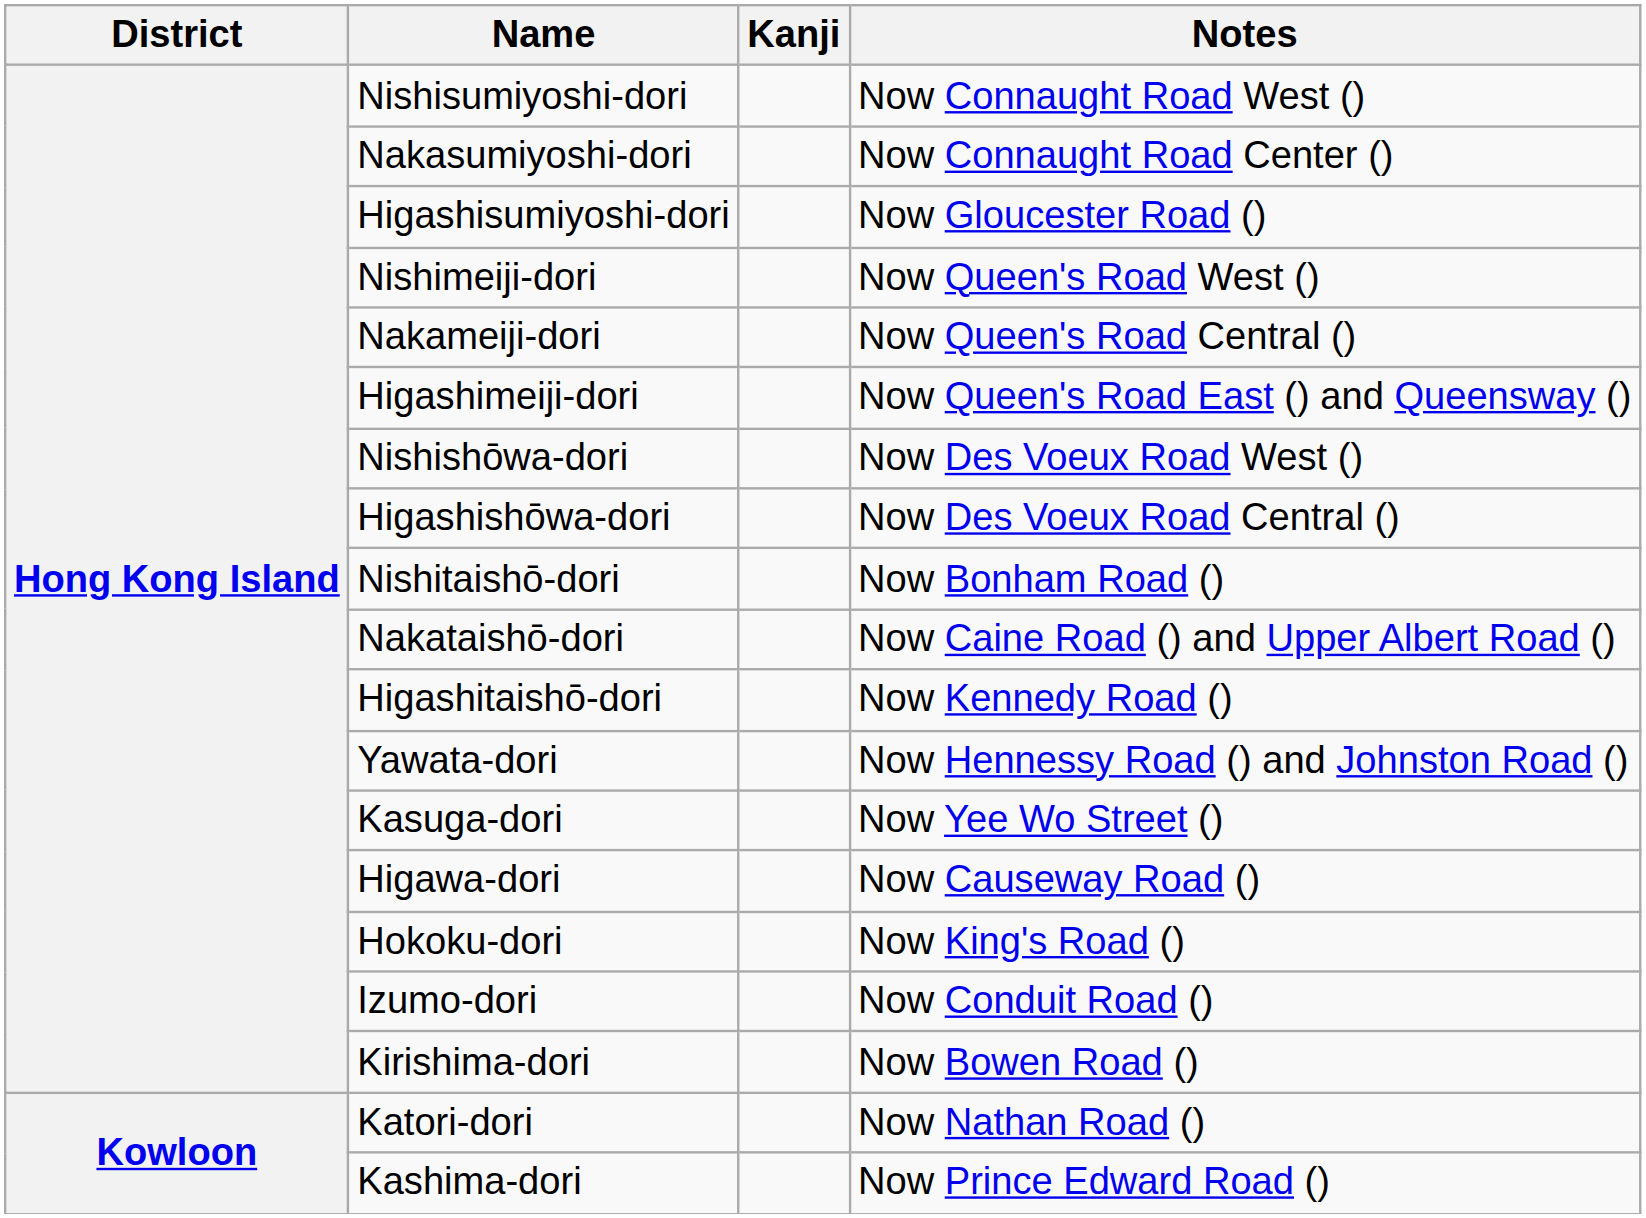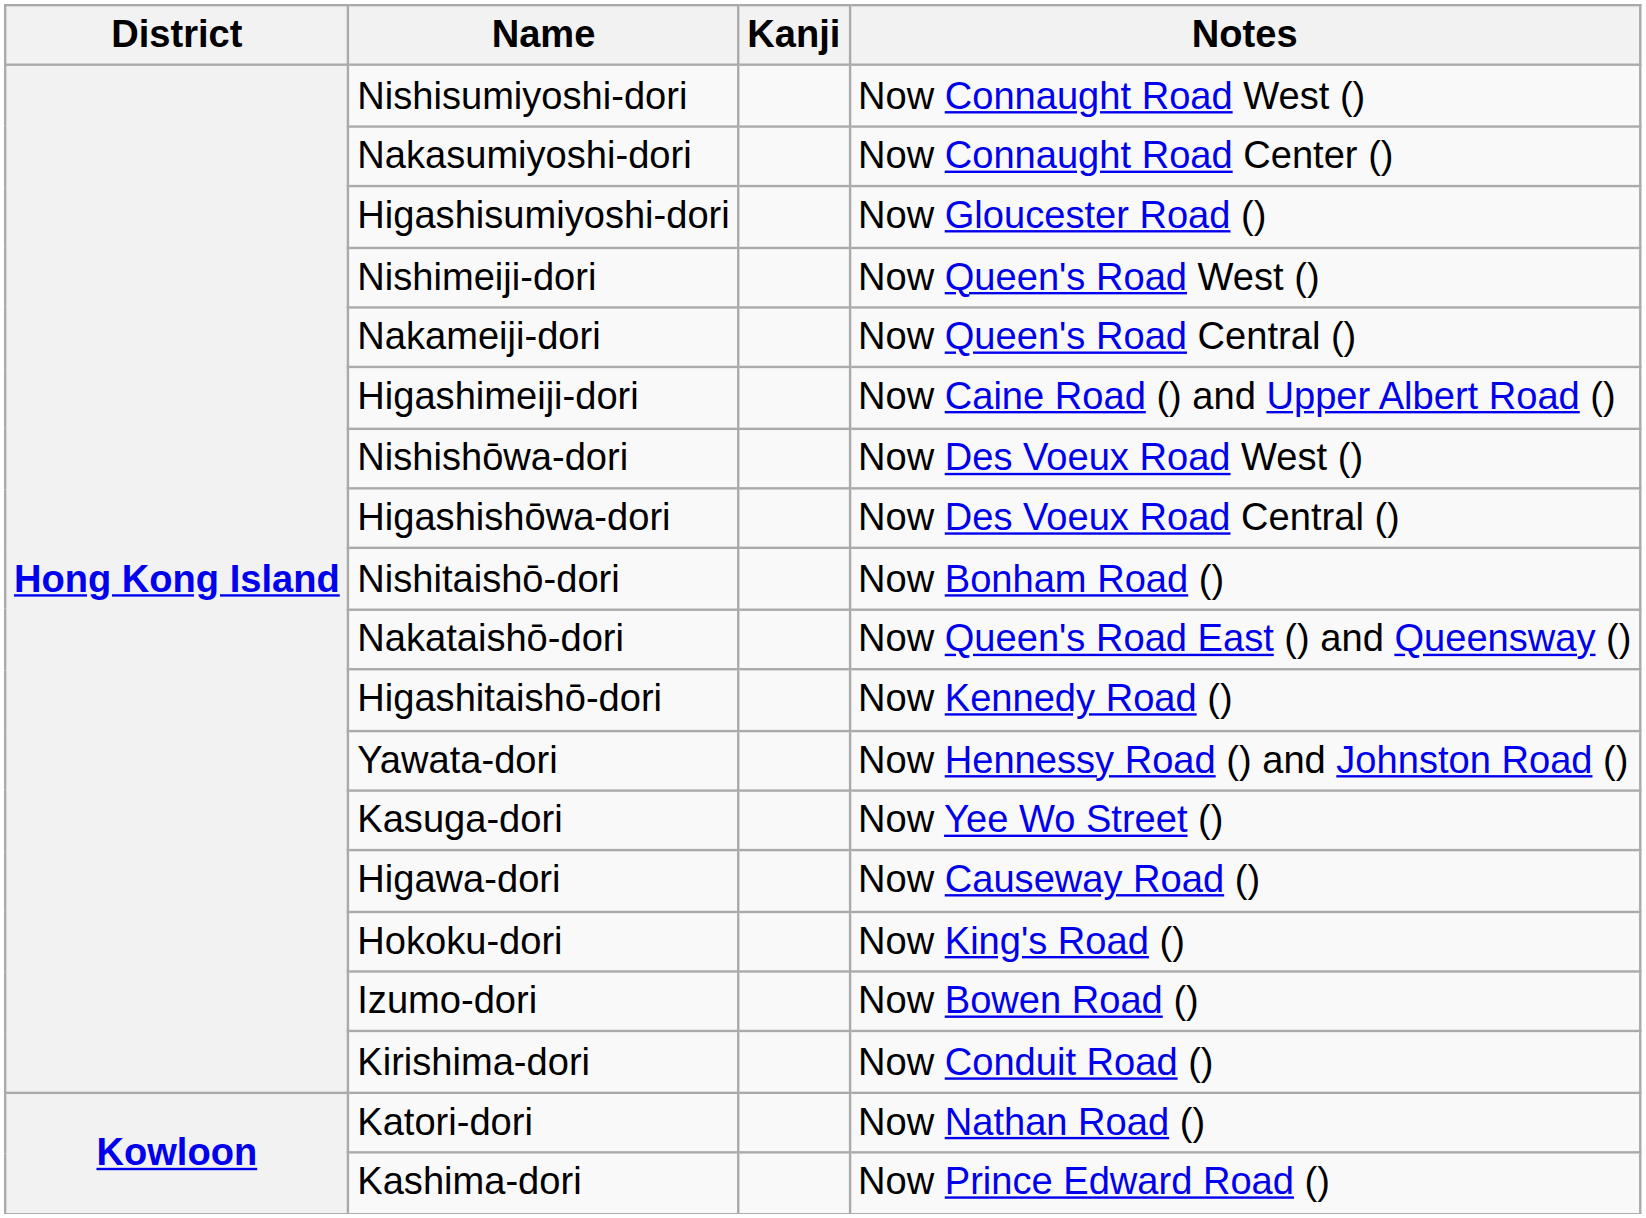(1245, 397) Now Queen's Road East () and Queensway () -> (1237, 397) Now Caine Road () and Upper Albert Road ()
(1237, 638) Now Caine Road () and Upper Albert Road () -> (1245, 638) Now Queen's Road East () and Queensway ()
(1036, 1000) Now Conduit Road () -> (1028, 1000) Now Bowen Road ()
(1028, 1061) Now Bowen Road () -> (1036, 1061) Now Conduit Road ()
